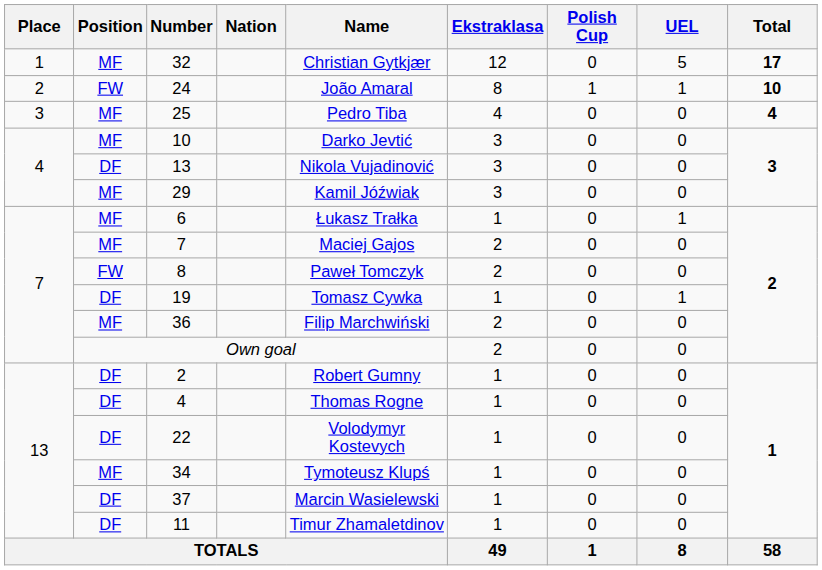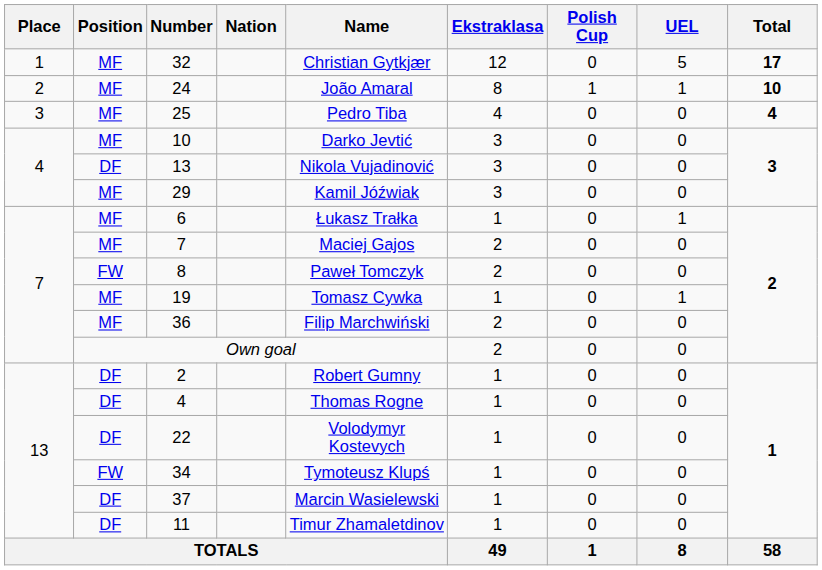(110, 88) FW -> (110, 88) MF
(110, 297) DF -> (110, 297) MF
(110, 472) MF -> (110, 472) FW
